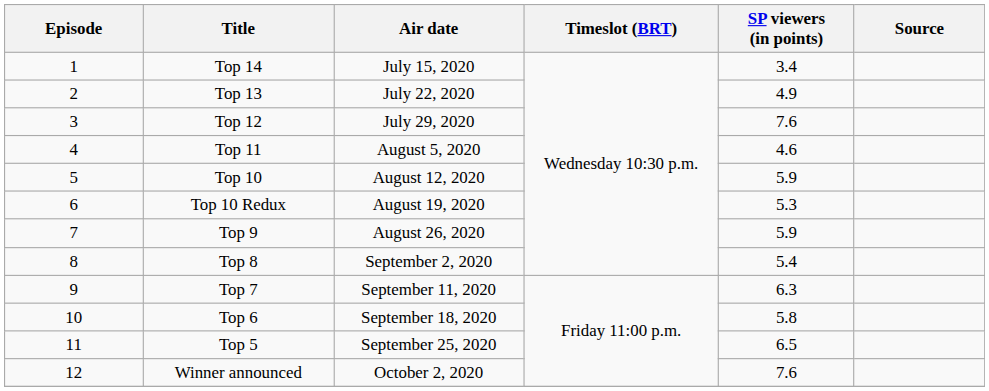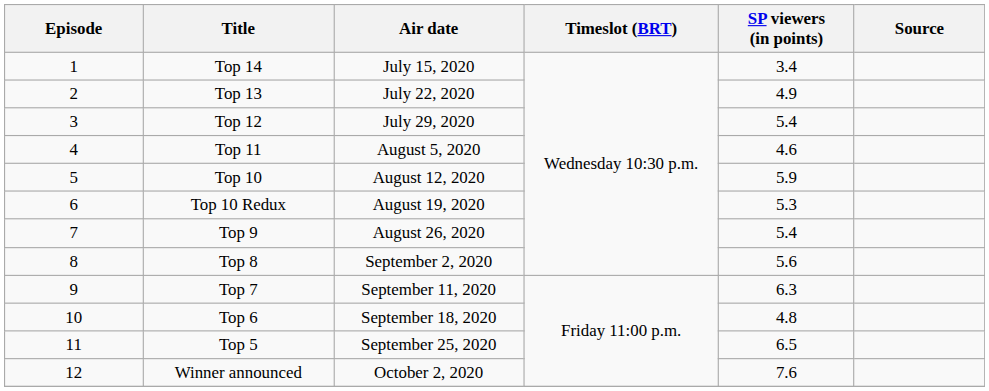(786, 122) 7.6 -> (786, 122) 5.4
(786, 233) 5.9 -> (786, 233) 5.4
(786, 261) 5.4 -> (786, 261) 5.6
(786, 316) 5.8 -> (786, 316) 4.8
